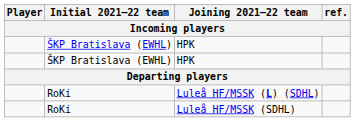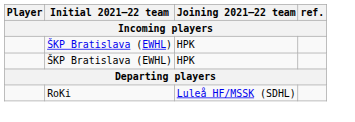- row: (59, 93)
